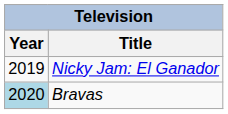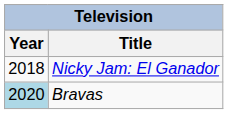(26, 69) 2019 -> (26, 69) 2018
